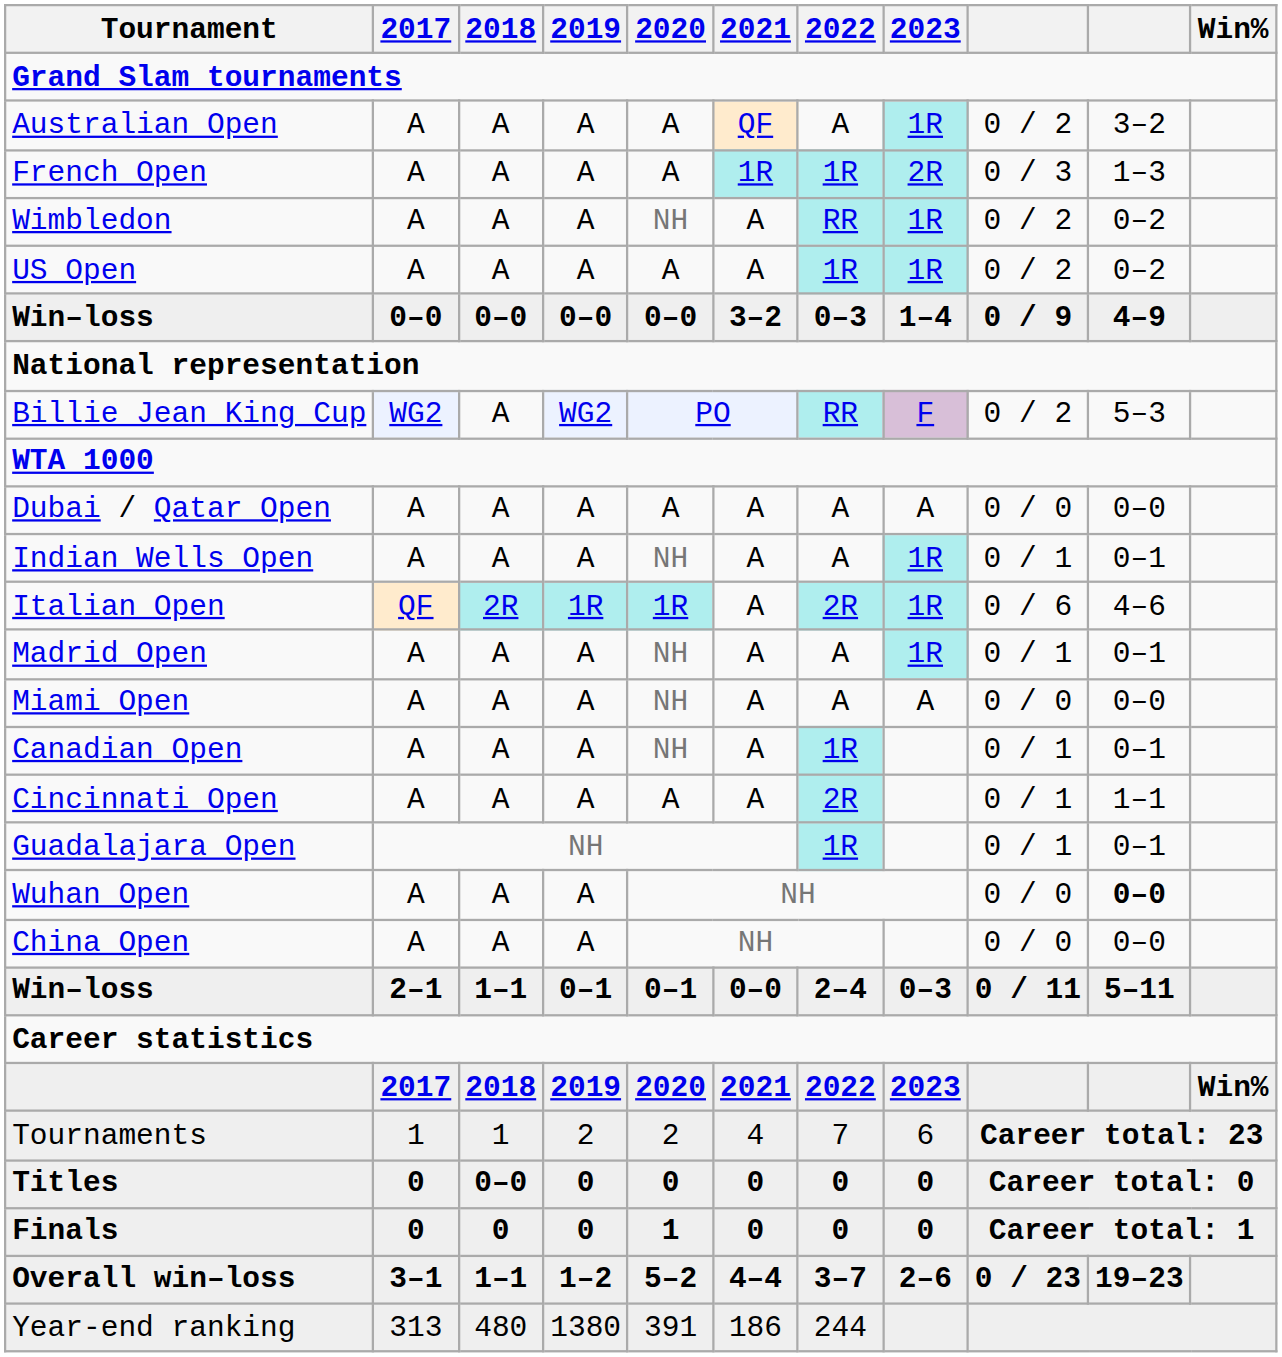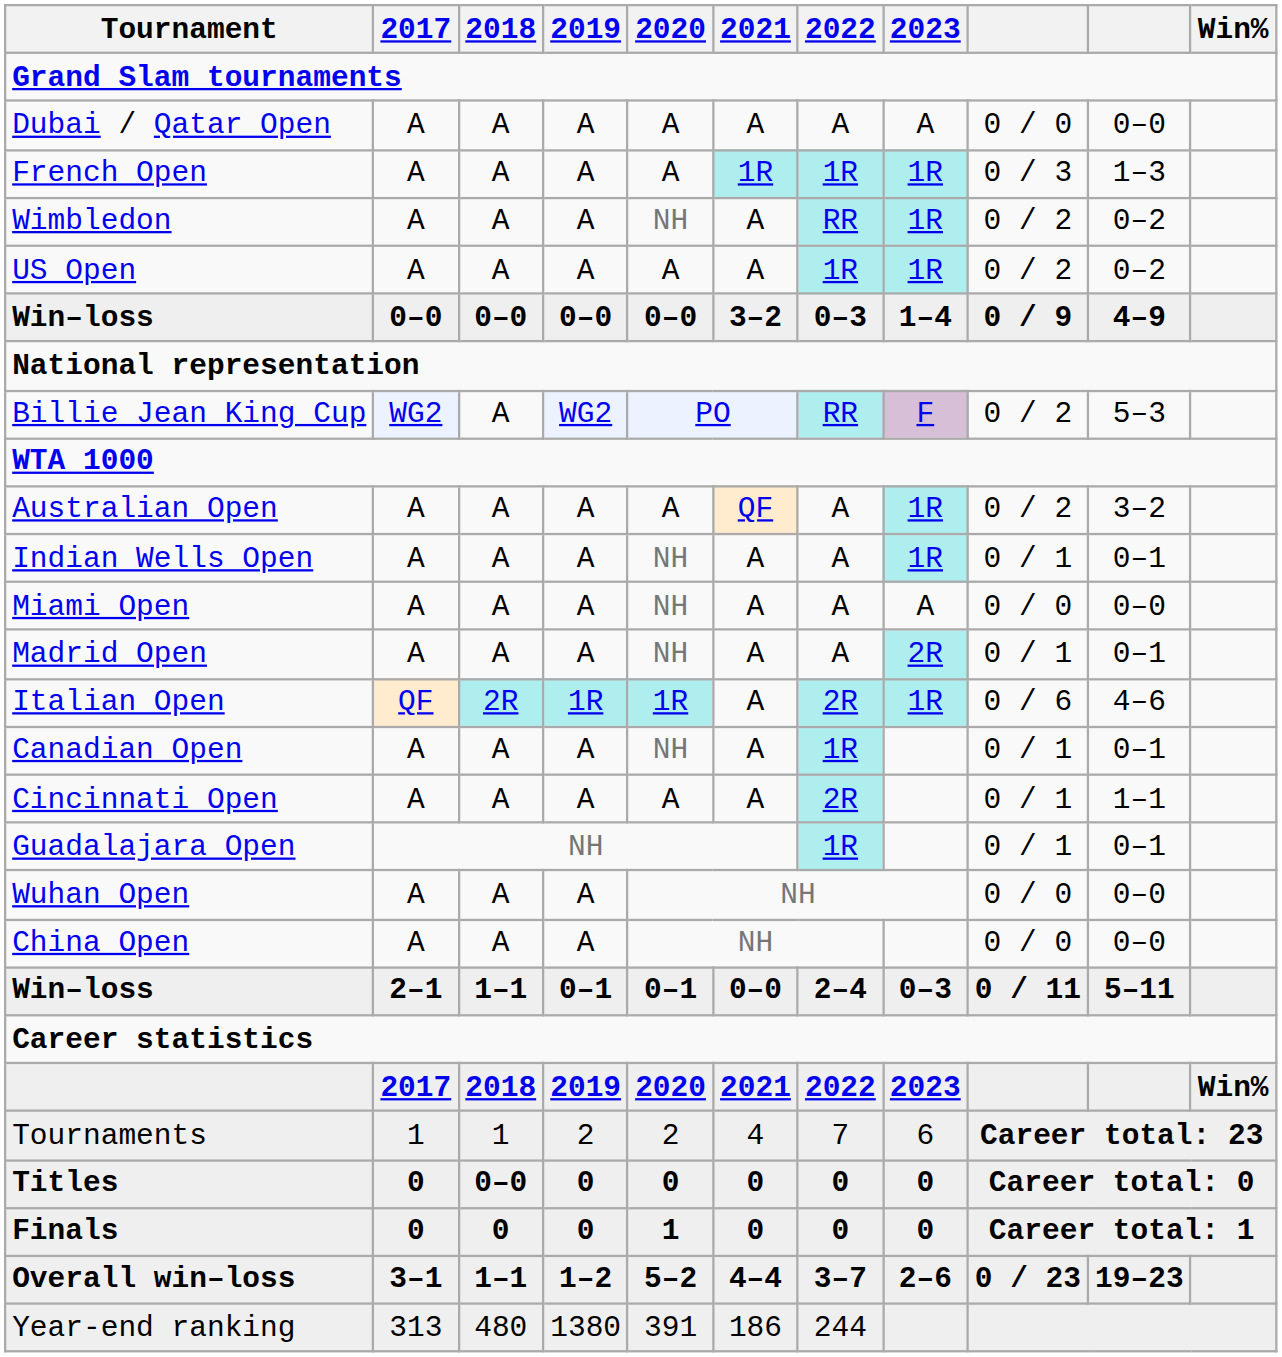rows swapped: (145, 125) <-> (172, 510)
(925, 173) 2R -> (925, 173) 1R
rows swapped: (101, 703) <-> (118, 606)
(925, 654) 1R -> (925, 654) 2R
(1139, 895) bold -> (1139, 895) normal
